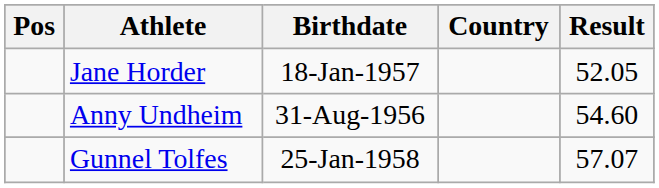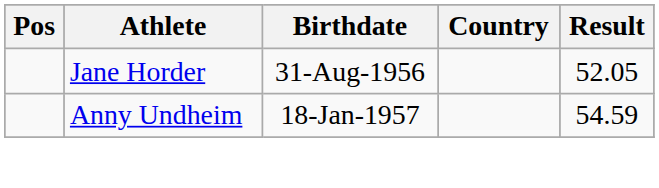(350, 70) 18-Jan-1957 -> (350, 70) 31-Aug-1956
(350, 114) 31-Aug-1956 -> (350, 114) 18-Jan-1957
(607, 114) 54.60 -> (607, 114) 54.59
- row: (149, 159)
